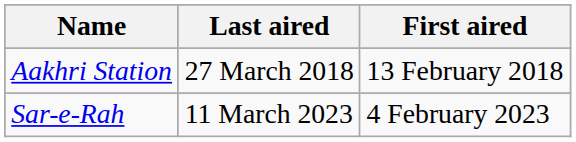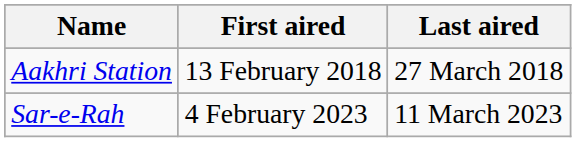columns swapped: (465, 26) <-> (269, 26)
